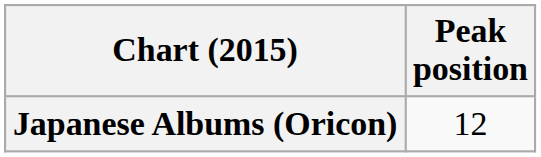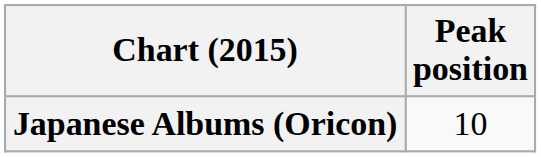(470, 123) 12 -> (470, 123) 10
